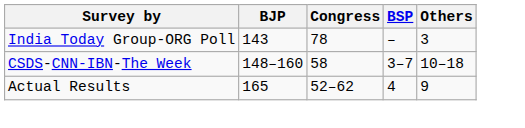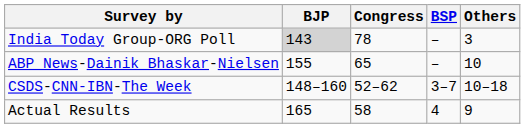(255, 40) no background -> (299, 40) lightgrey background
+ row: (143, 64)
(319, 64) 58 -> (376, 88) 52–62
(332, 88) 52–62 -> (363, 111) 58
